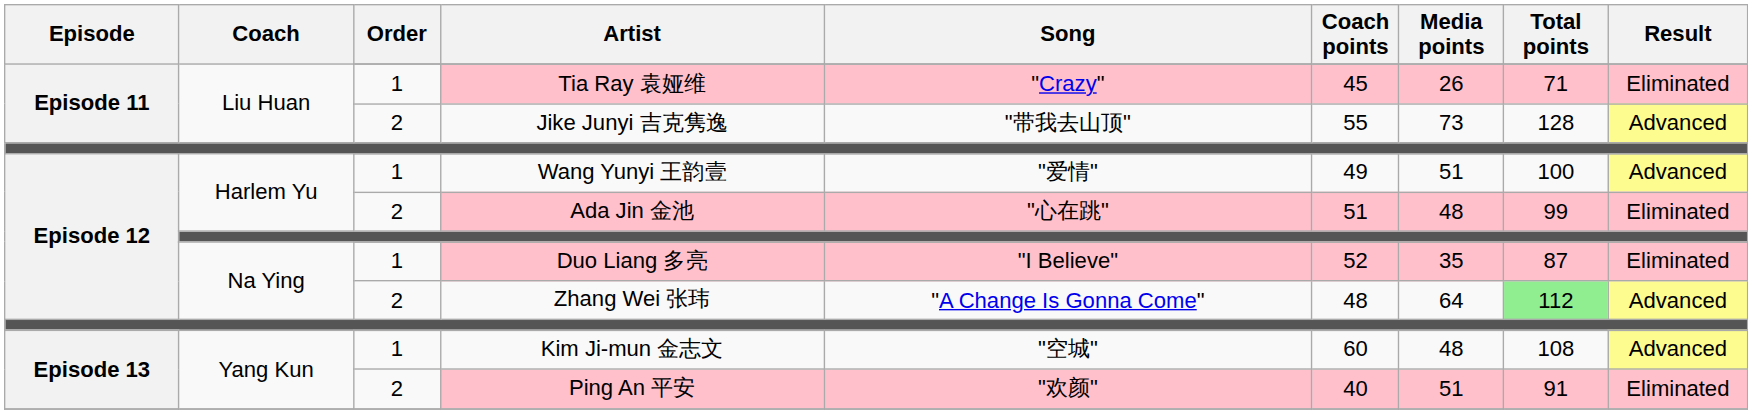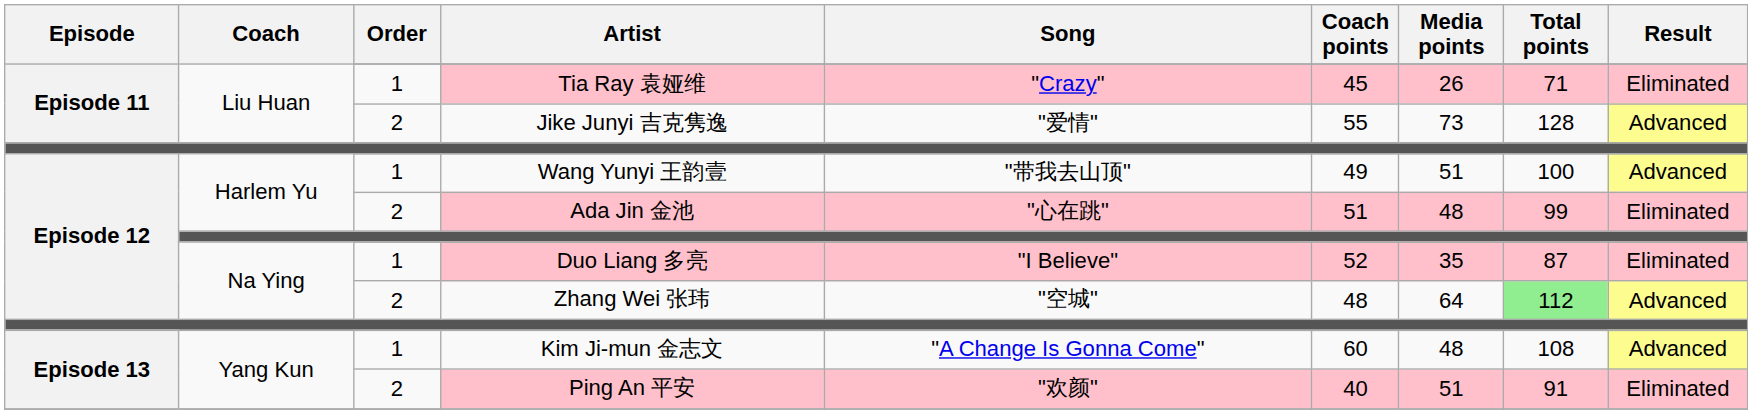(1068, 122) "带我去山顶" -> (1068, 122) "爱情"
(1068, 171) "爱情" -> (1068, 171) "带我去山顶"
(1068, 300) "A Change Is Gonna Come" -> (1068, 299) "空城"
(1068, 348) "空城" -> (1068, 349) "A Change Is Gonna Come"
